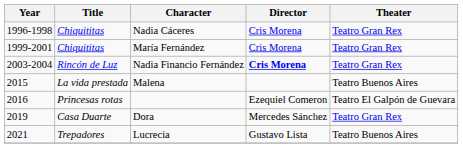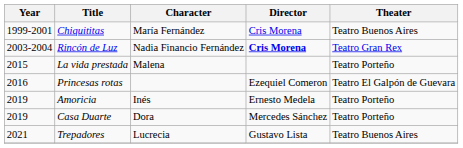- row: (30, 30)
(367, 48) Teatro Gran Rex -> (375, 30) Teatro Buenos Aires
(375, 82) Teatro Buenos Aires -> (363, 65) Teatro Porteño
+ row: (17, 100)
(367, 117) Teatro Gran Rex -> (363, 117) Teatro Porteño
